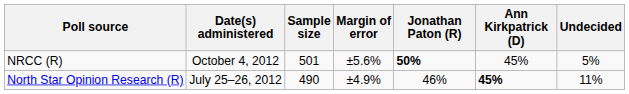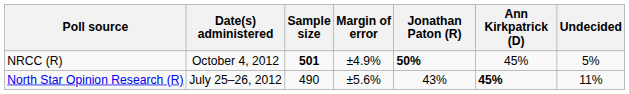(309, 60) normal -> (309, 60) bold
(364, 60) ±5.6% -> (364, 60) ±4.9%
(364, 80) ±4.9% -> (364, 80) ±5.6%
(435, 80) 46% -> (435, 80) 43%
